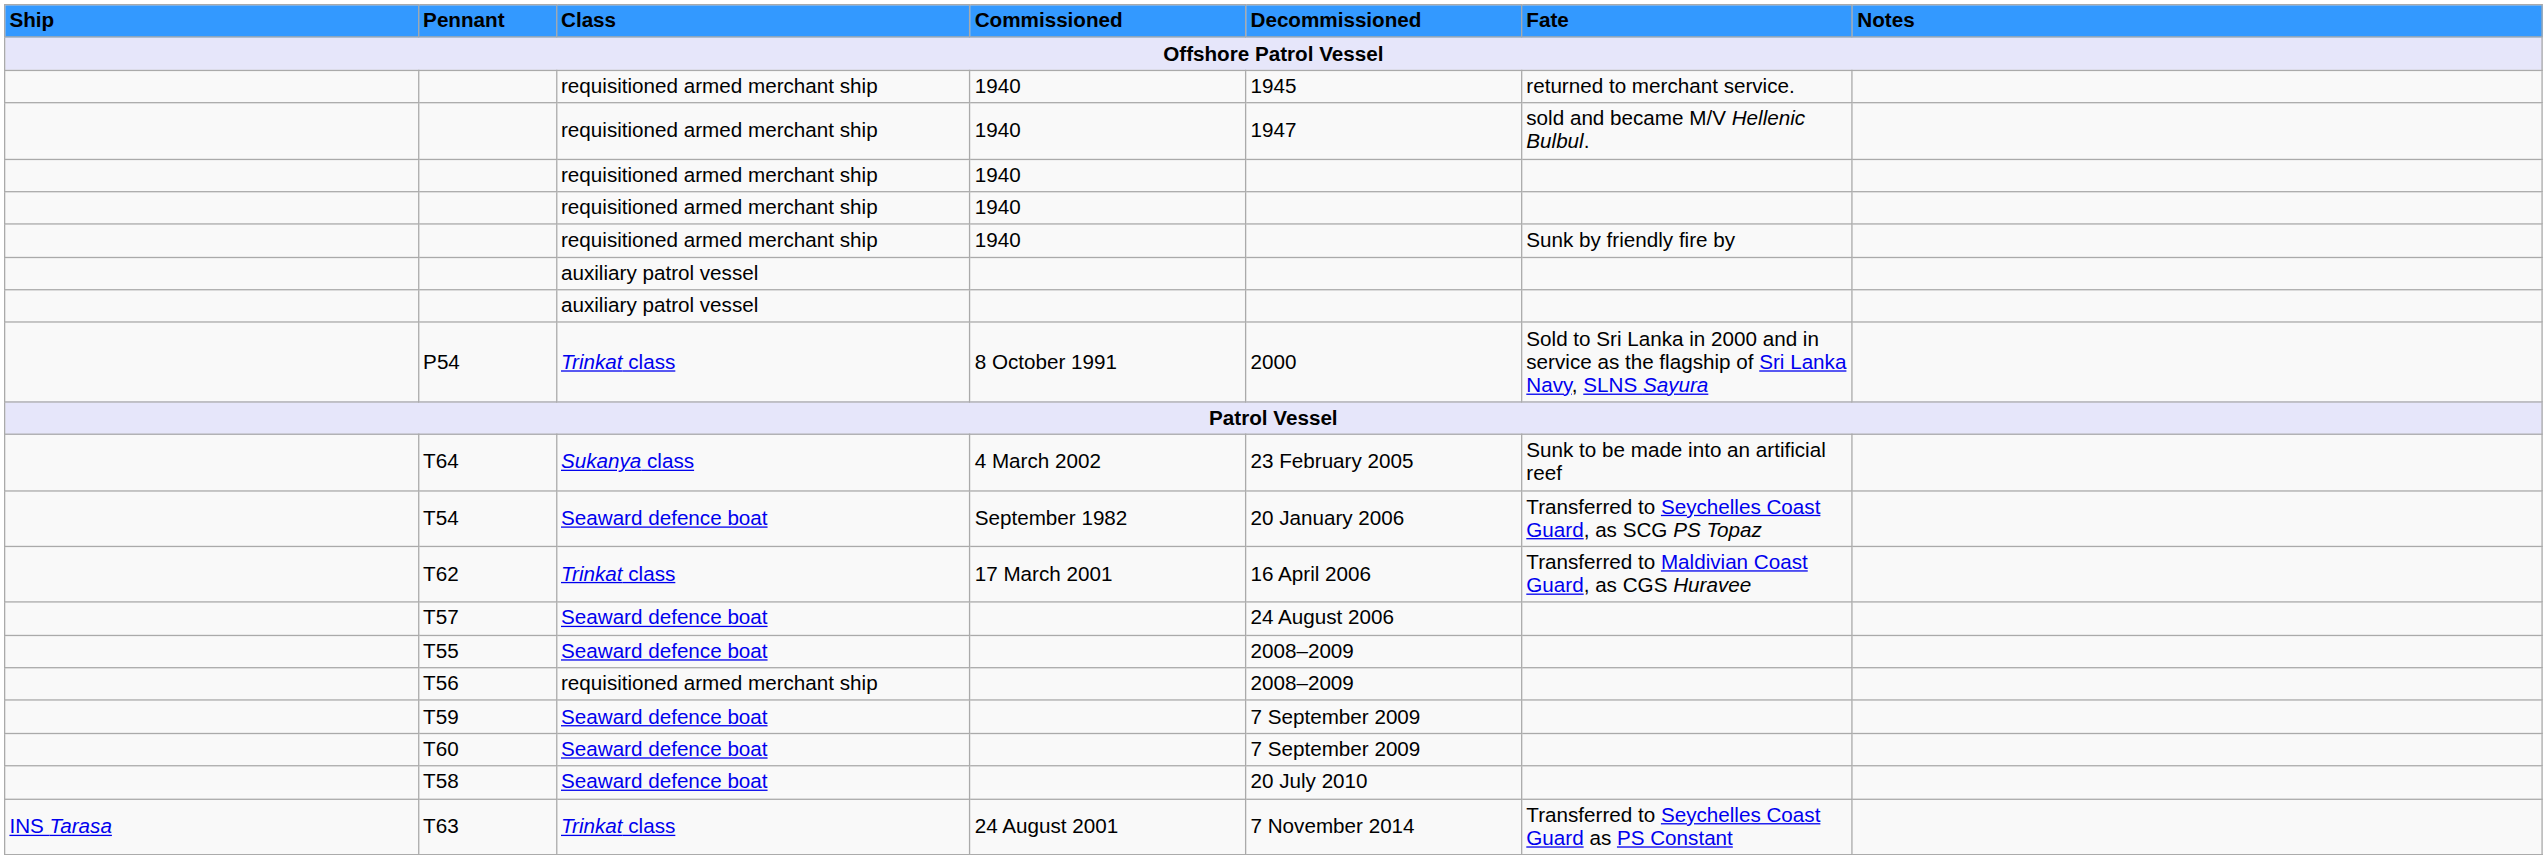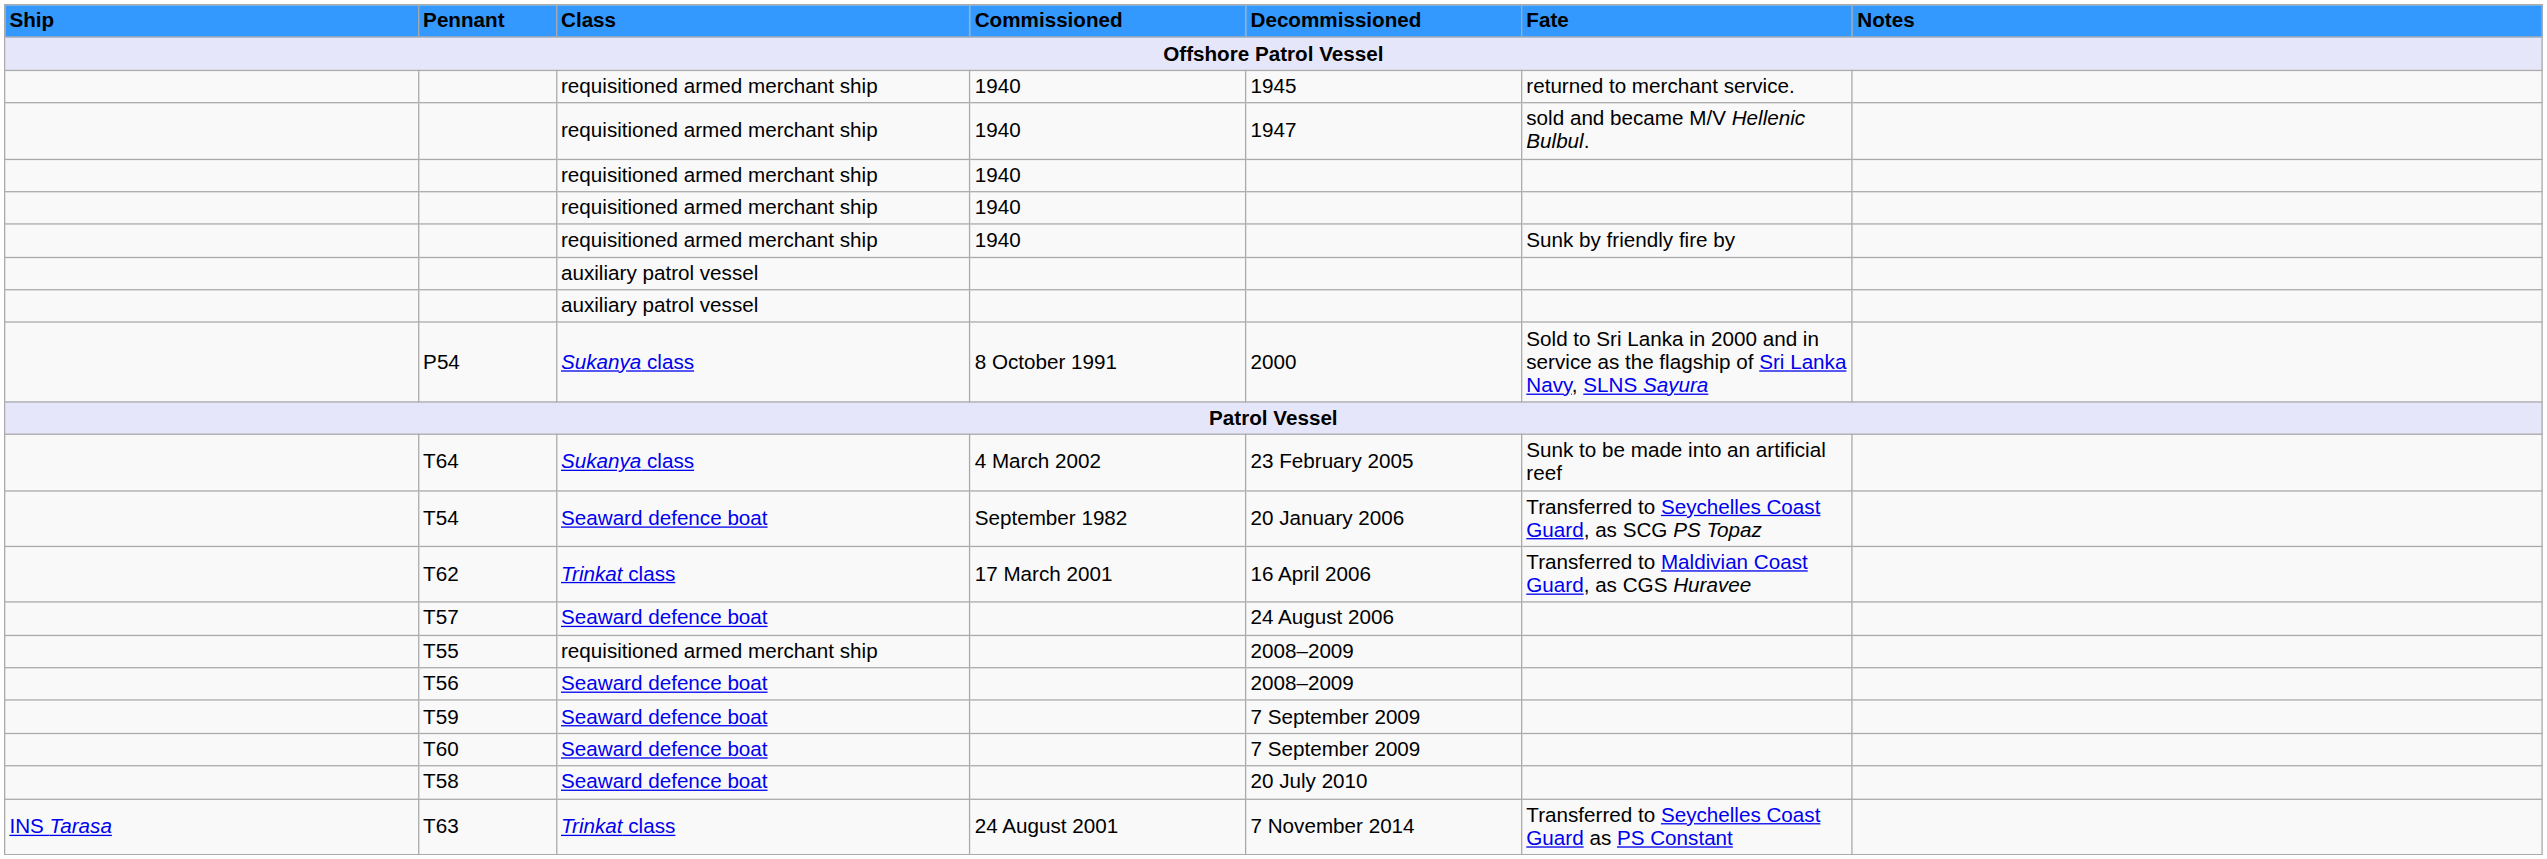(618, 361) Trinkat class -> (628, 361) Sukanya class
(664, 651) Seaward defence boat -> (719, 651) requisitioned armed merchant ship
(719, 683) requisitioned armed merchant ship -> (664, 683) Seaward defence boat
